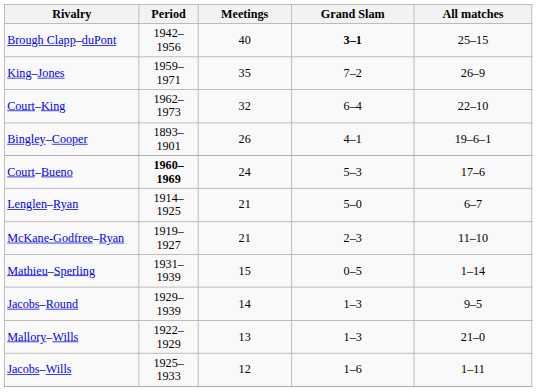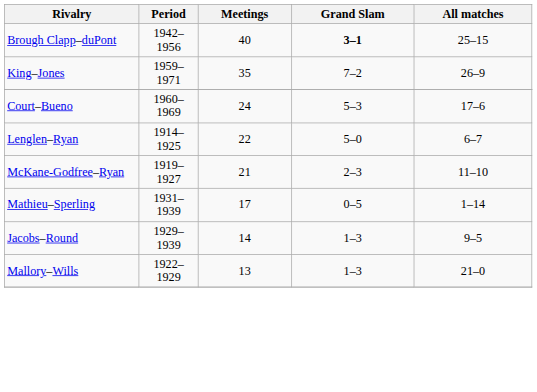- row: (36, 106)
- row: (47, 139)
(169, 172) bold -> (169, 106) normal
(245, 205) 21 -> (245, 139) 22
(245, 271) 15 -> (245, 205) 17
- row: (39, 369)
